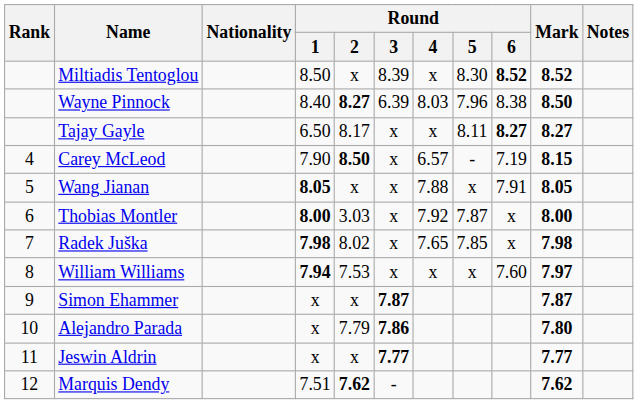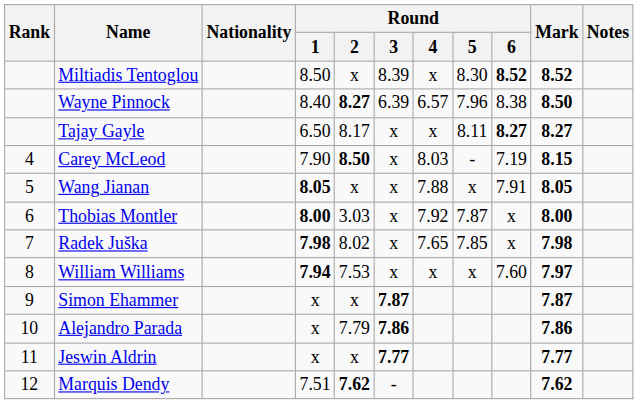(433, 103) 8.03 -> (433, 103) 6.57
(433, 159) 6.57 -> (433, 159) 8.03
(557, 328) 7.80 -> (557, 328) 7.86
